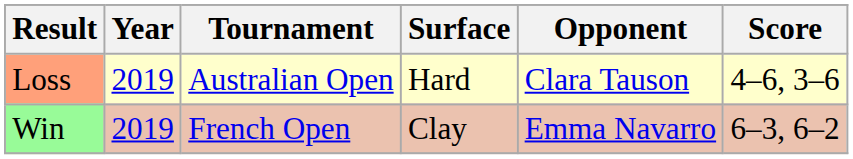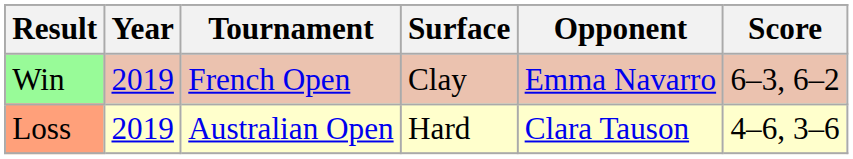rows swapped: (42, 78) <-> (38, 128)
